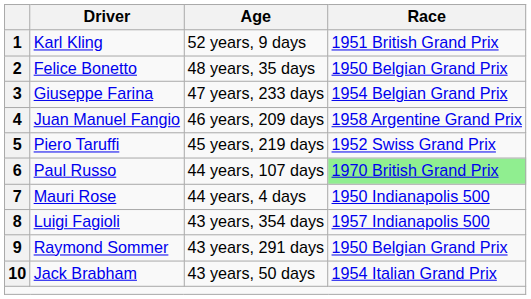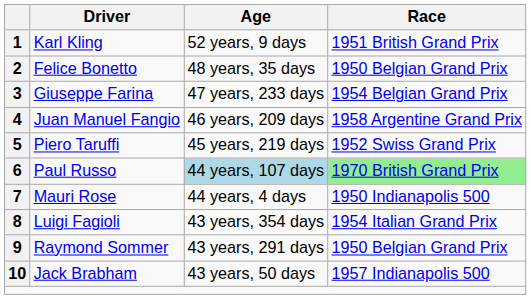(256, 171) no background -> (256, 171) lightblue background
(411, 222) 1957 Indianapolis 500 -> (414, 222) 1954 Italian Grand Prix
(414, 273) 1954 Italian Grand Prix -> (411, 273) 1957 Indianapolis 500
